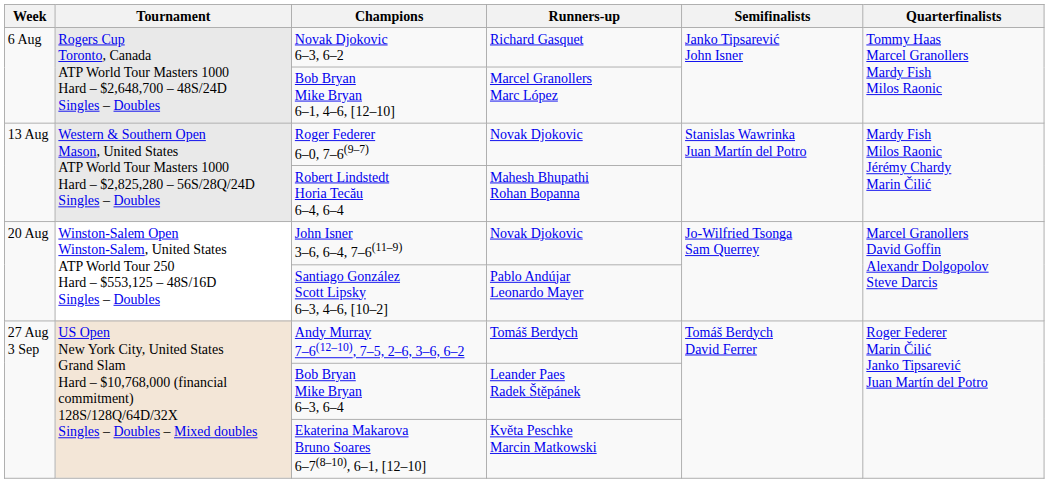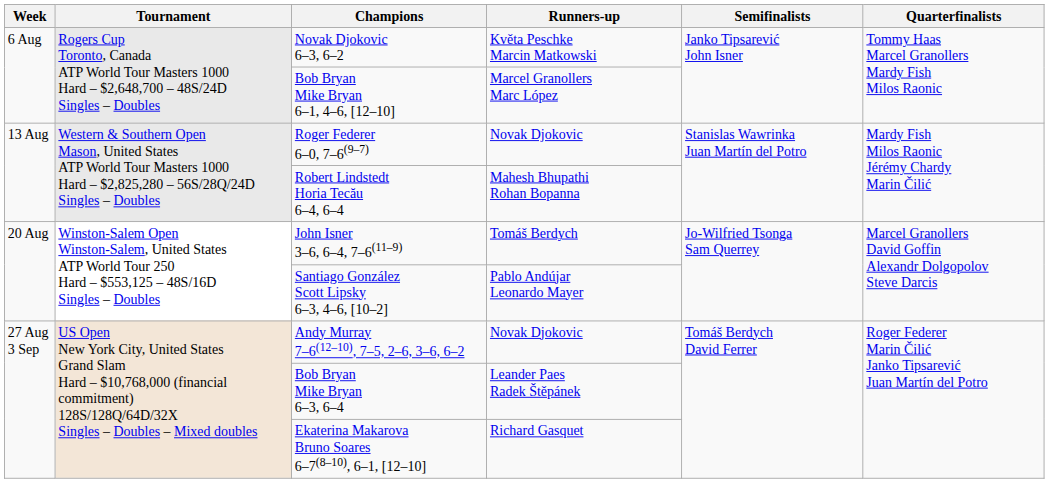(537, 39) Richard Gasquet -> (543, 47) Květa Peschke Marcin Matkowski
(536, 233) Novak Djokovic -> (534, 233) Tomáš Berdych
(534, 332) Tomáš Berdych -> (536, 332) Novak Djokovic
(543, 439) Květa Peschke Marcin Matkowski -> (537, 430) Richard Gasquet
